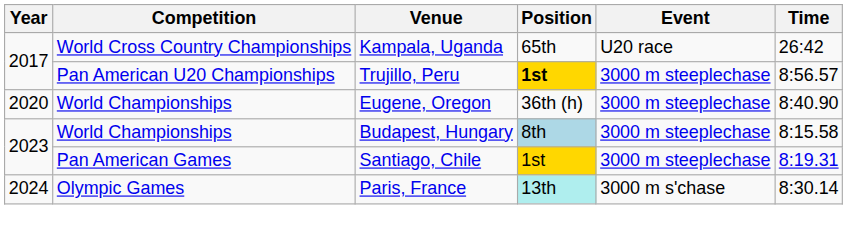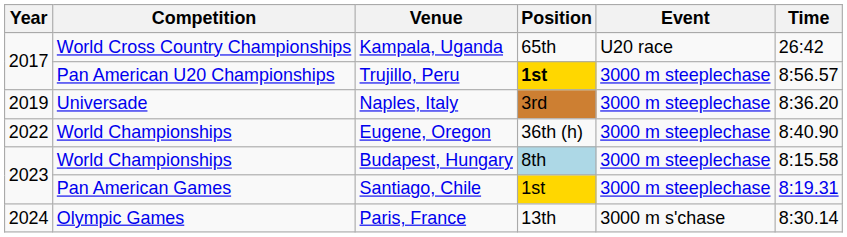+ row: (409, 103)
(29, 103) 2020 -> (29, 132) 2022
(539, 189) paleturquoise background -> (539, 217) no background
